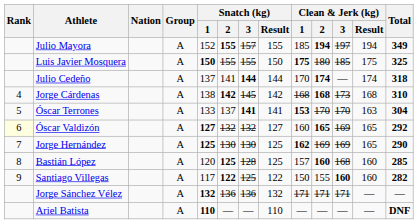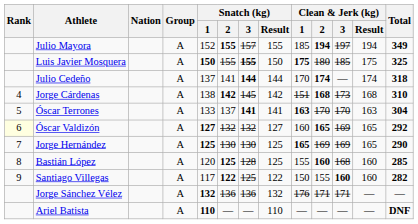(248, 62) normal -> (248, 62) bold
(302, 95) 168 -> (302, 95) 151
(302, 111) 153 -> (302, 111) 163
(302, 144) 162 -> (302, 144) 165
(302, 161) 157 -> (302, 161) 155
(302, 194) 171 -> (302, 194) 176
